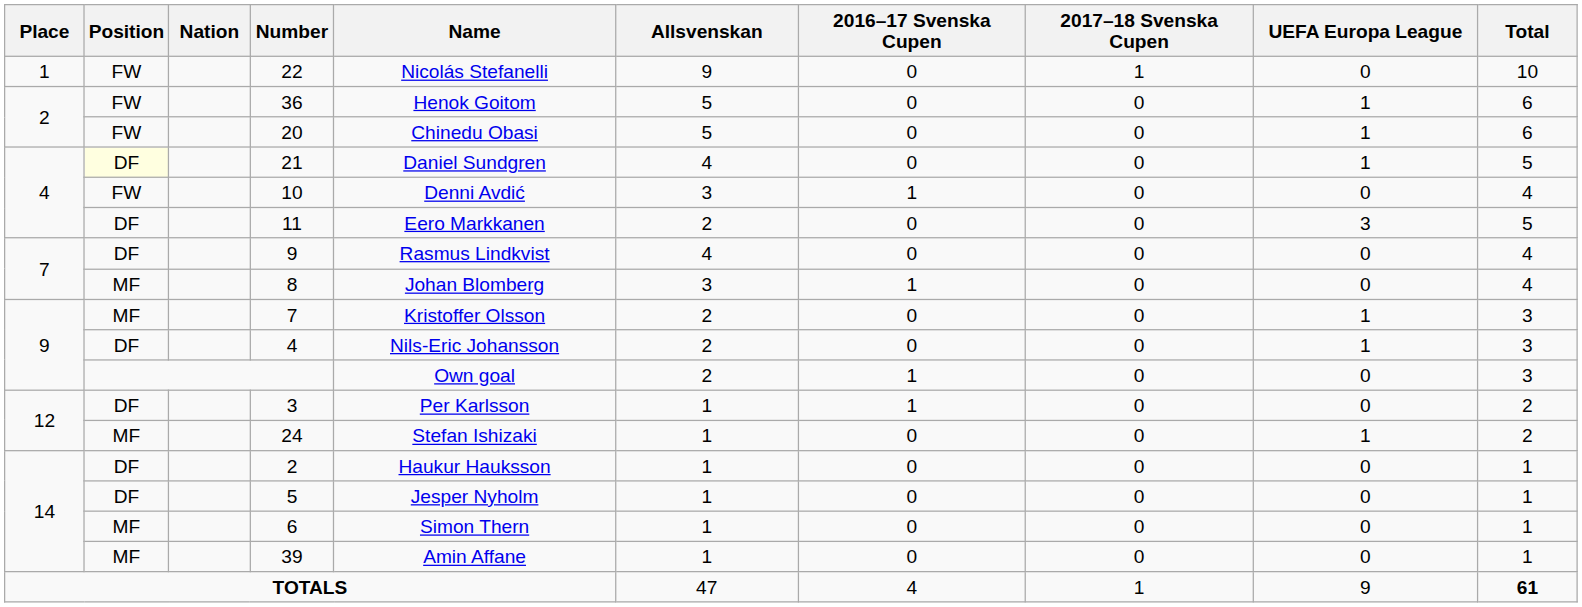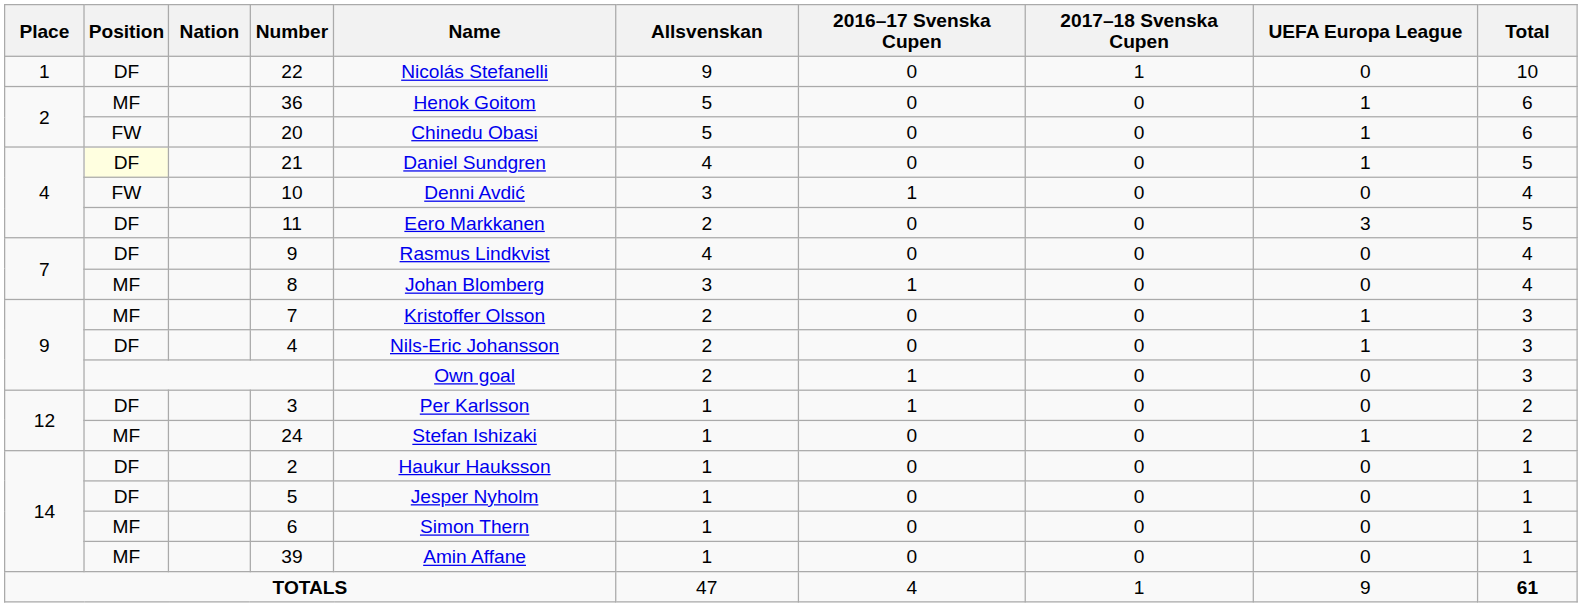(126, 72) FW -> (126, 72) DF
(126, 102) FW -> (126, 102) MF
